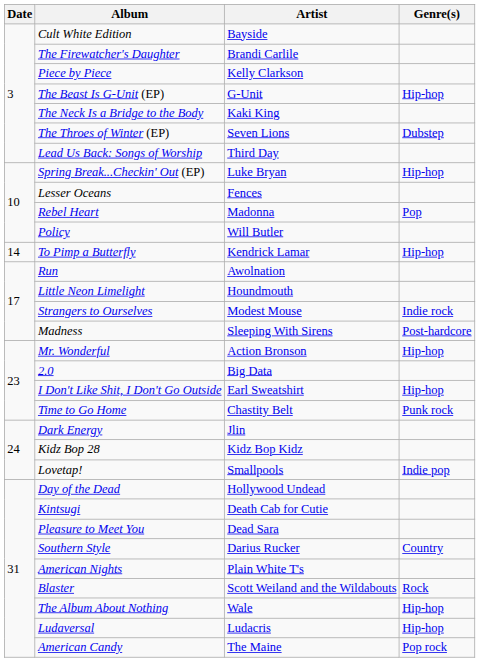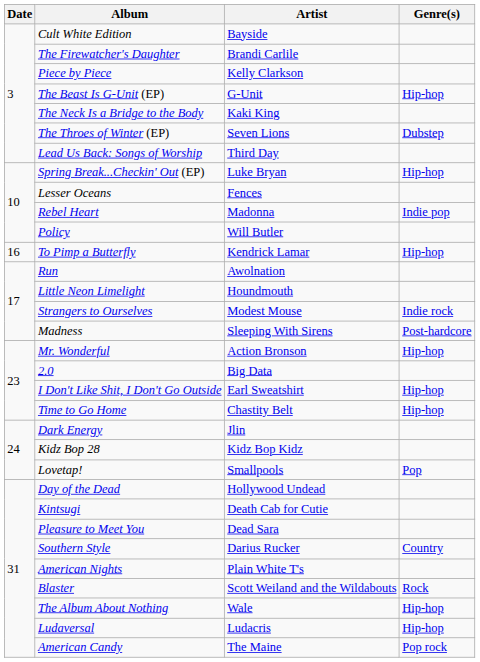(412, 212) Pop -> (426, 212) Indie pop
(14, 251) 14 -> (14, 251) 16
(428, 410) Punk rock -> (423, 410) Hip-hop
(426, 469) Indie pop -> (412, 469) Pop
